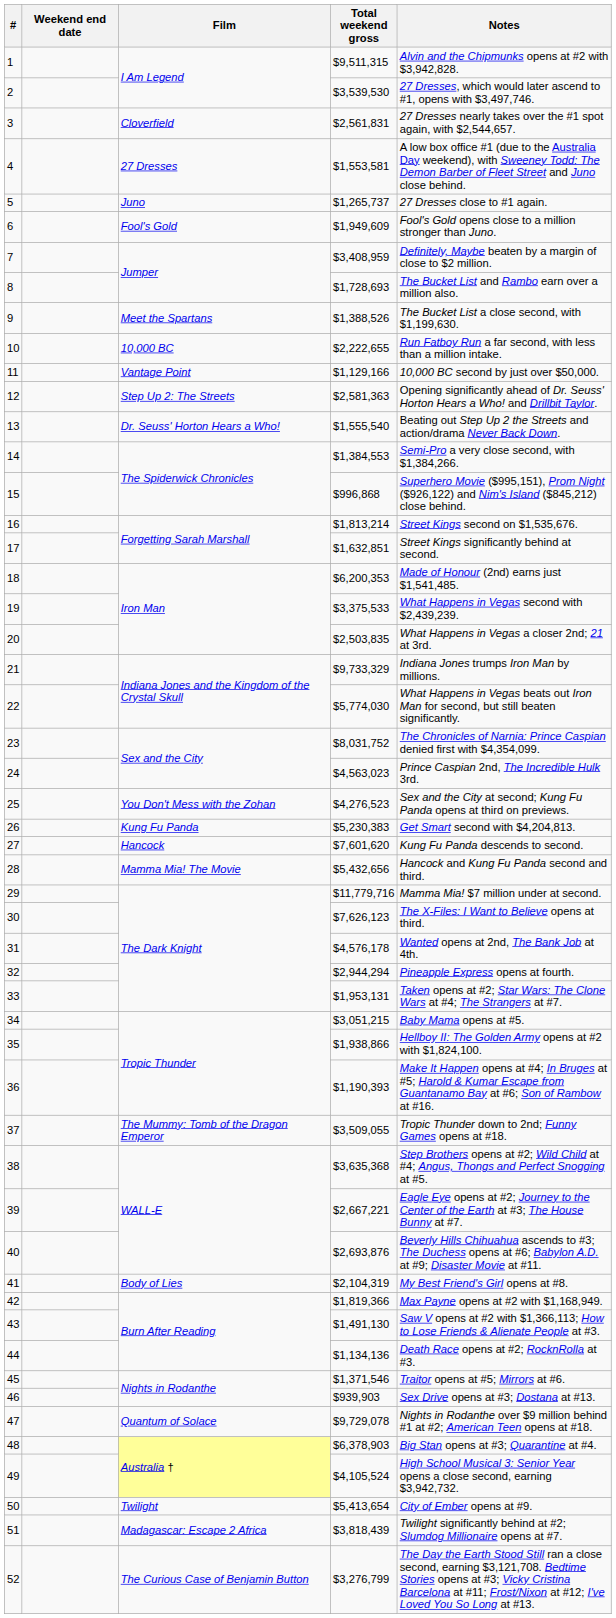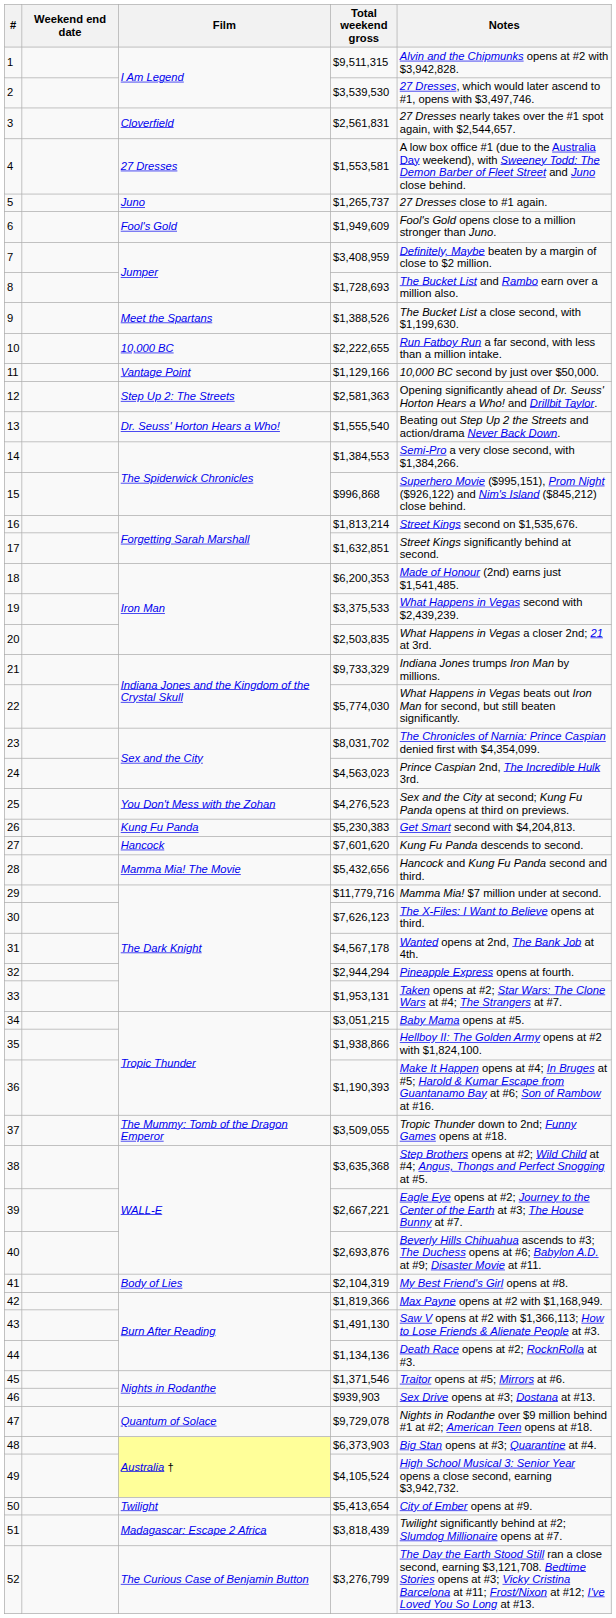(361, 743) $8,031,752 -> (361, 743) $8,031,702
(361, 948) $4,576,178 -> (361, 948) $4,567,178
(361, 1445) $6,378,903 -> (361, 1445) $6,373,903
